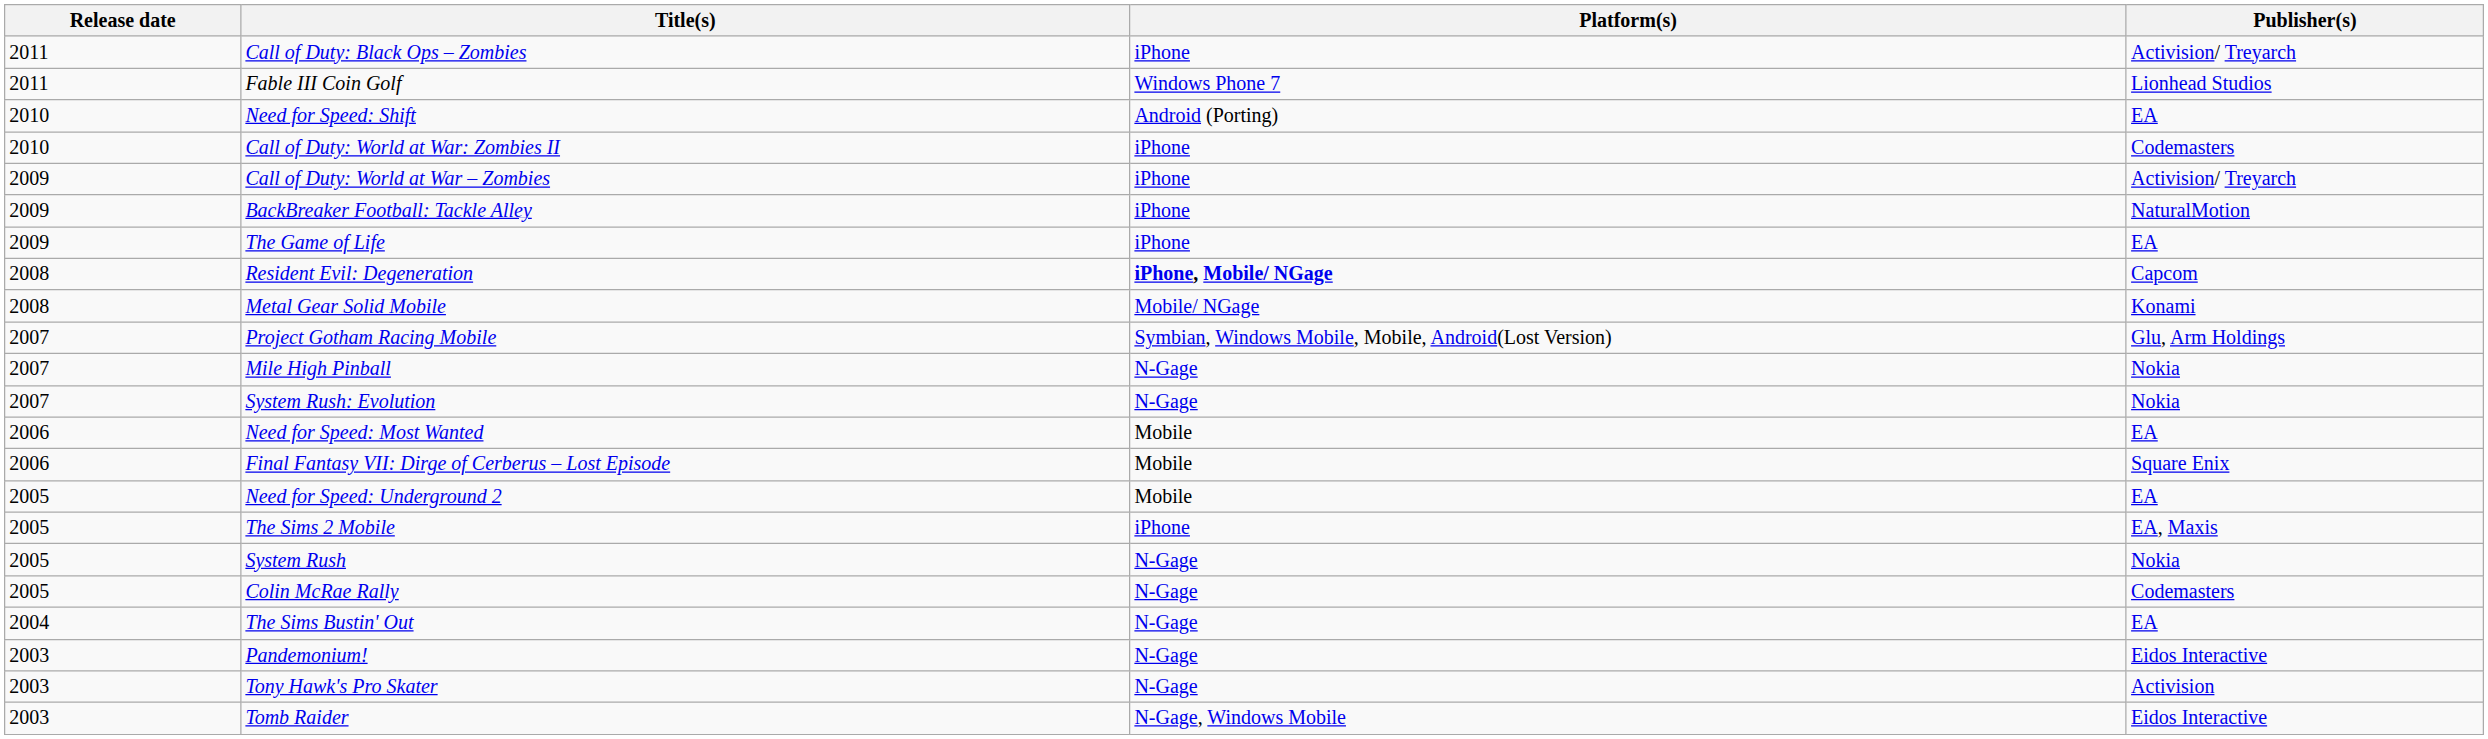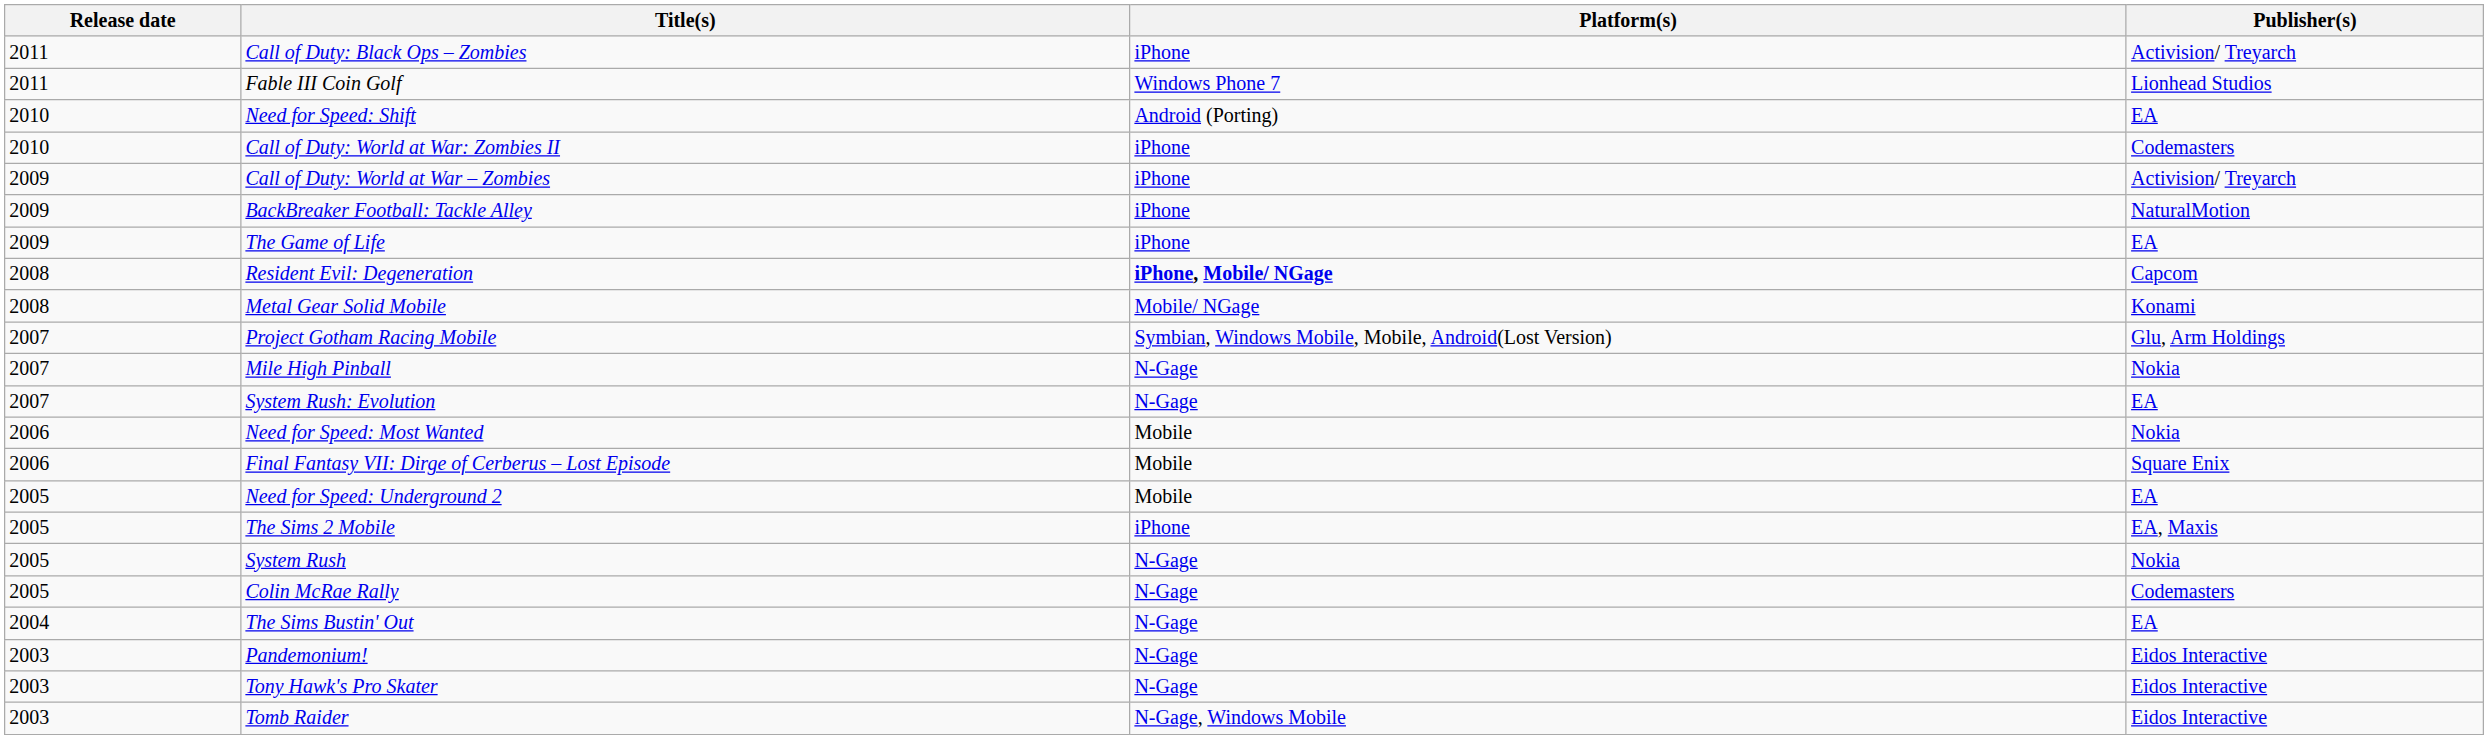(2156, 400) Nokia -> (2144, 400) EA
(2144, 432) EA -> (2156, 432) Nokia
(2173, 686) Activision -> (2199, 686) Eidos Interactive
